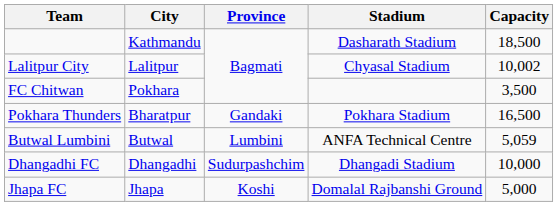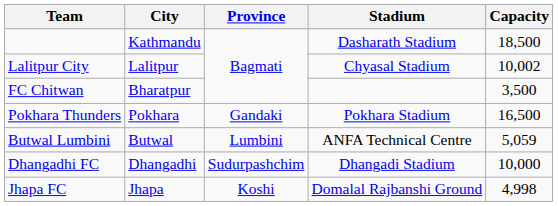(154, 90) Pokhara -> (159, 90) Bharatpur
(159, 115) Bharatpur -> (154, 115) Pokhara
(519, 189) 5,000 -> (519, 189) 4,998
